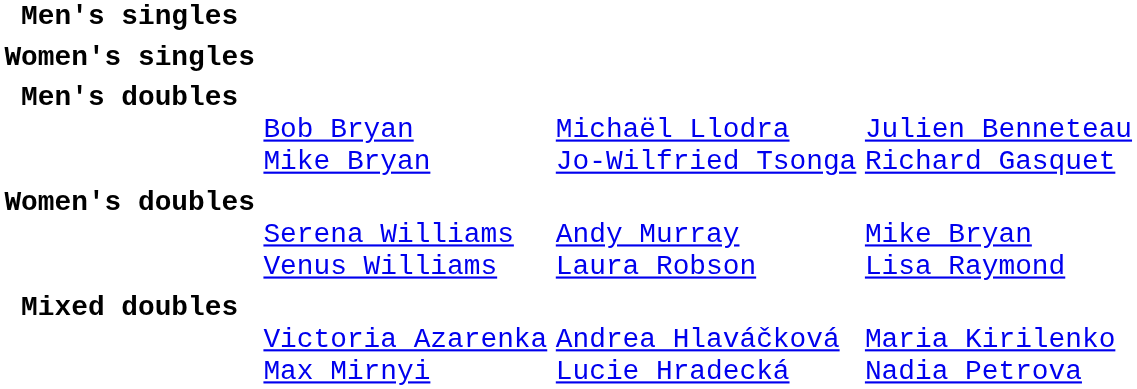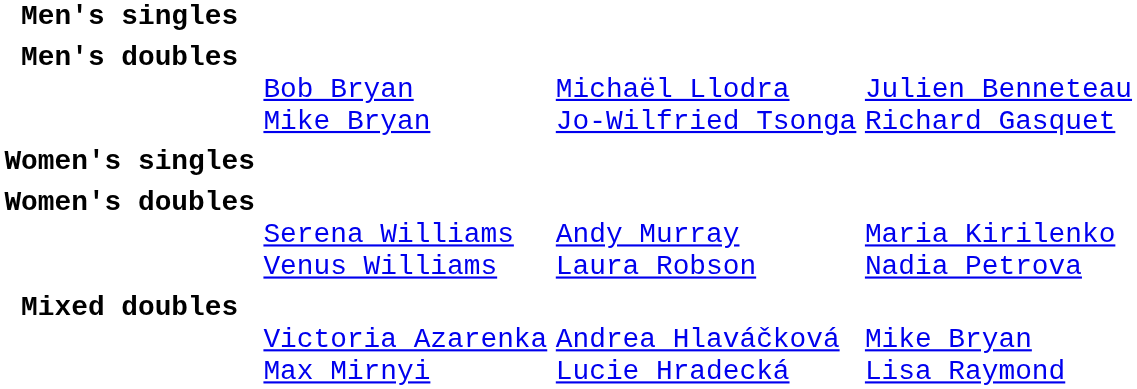rows swapped: (130, 98) <-> (130, 57)
(965, 251) Mike Bryan Lisa Raymond -> (990, 251) Maria Kirilenko Nadia Petrova
(990, 356) Maria Kirilenko Nadia Petrova -> (965, 356) Mike Bryan Lisa Raymond
